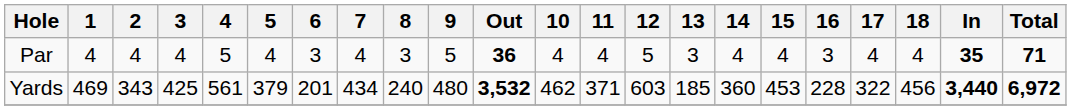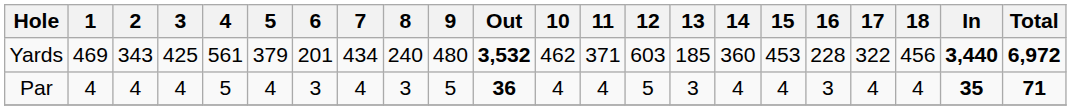rows swapped: (36, 88) <-> (36, 54)
